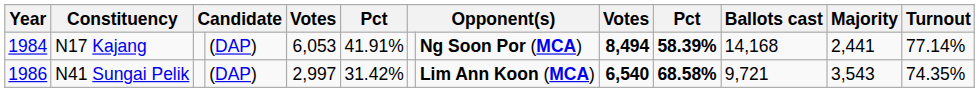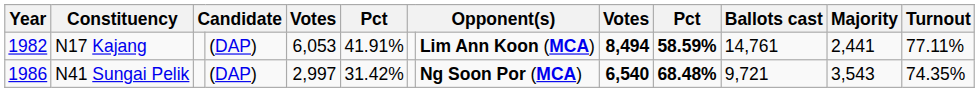(28, 46) 1984 -> (28, 46) 1982
(501, 46) Ng Soon Por (MCA) -> (507, 46) Lim Ann Koon (MCA)
(687, 46) 58.39% -> (687, 46) 58.59%
(751, 46) 14,168 -> (751, 46) 14,761
(936, 46) 77.14% -> (935, 46) 77.11%
(507, 74) Lim Ann Koon (MCA) -> (501, 74) Ng Soon Por (MCA)
(687, 74) 68.58% -> (687, 74) 68.48%
